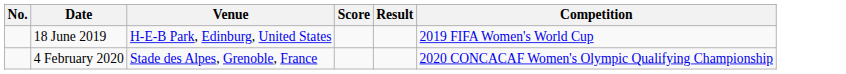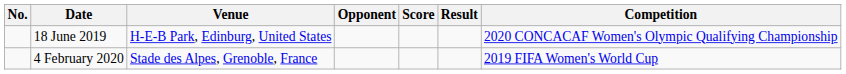+ column: (367, 15)
(507, 36) 2019 FIFA Women's World Cup -> (661, 36) 2020 CONCACAF Women's Olympic Qualifying Championship
(596, 58) 2020 CONCACAF Women's Olympic Qualifying Championship -> (571, 58) 2019 FIFA Women's World Cup
